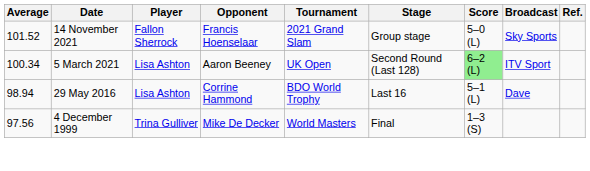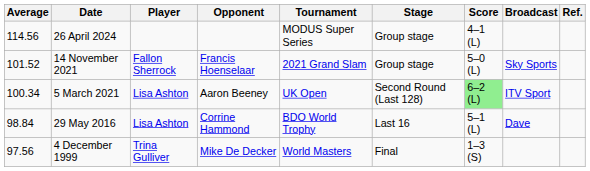+ row: (85, 36)
(20, 94) 98.94 -> (20, 123) 98.84
